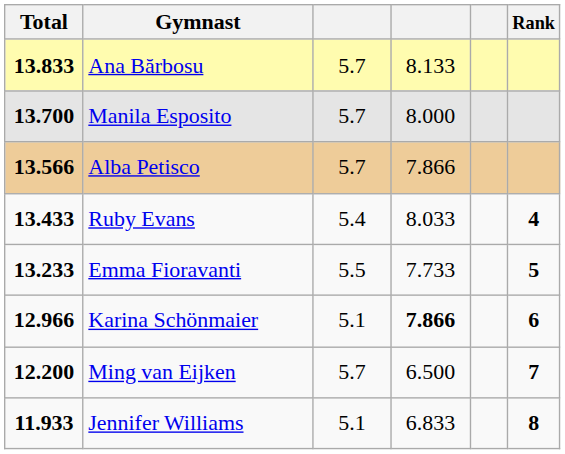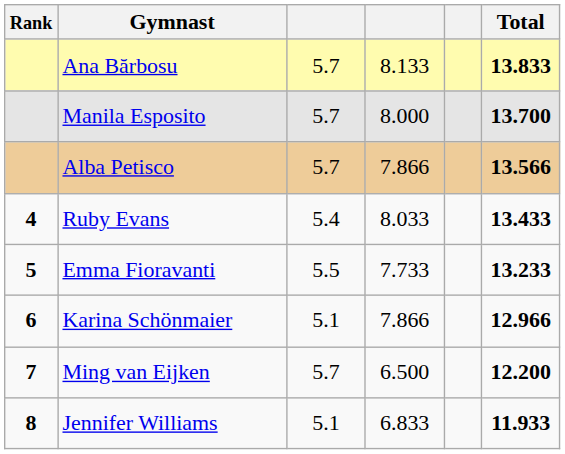columns swapped: (534, 23) <-> (44, 21)
(430, 320) bold -> (405, 320) normal
